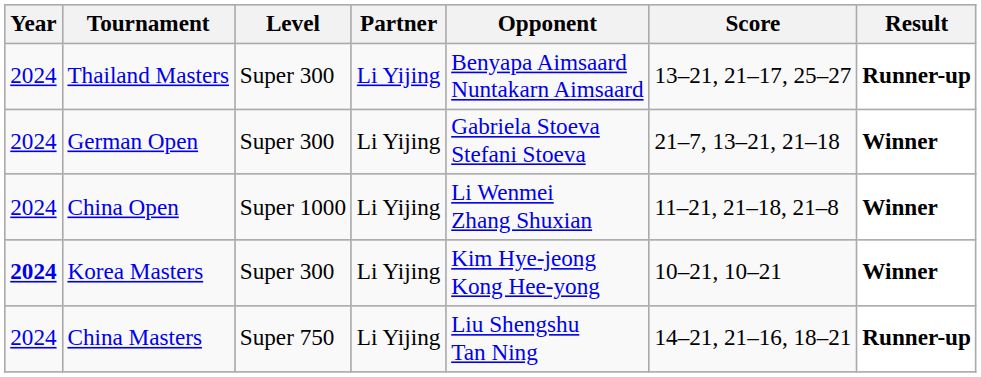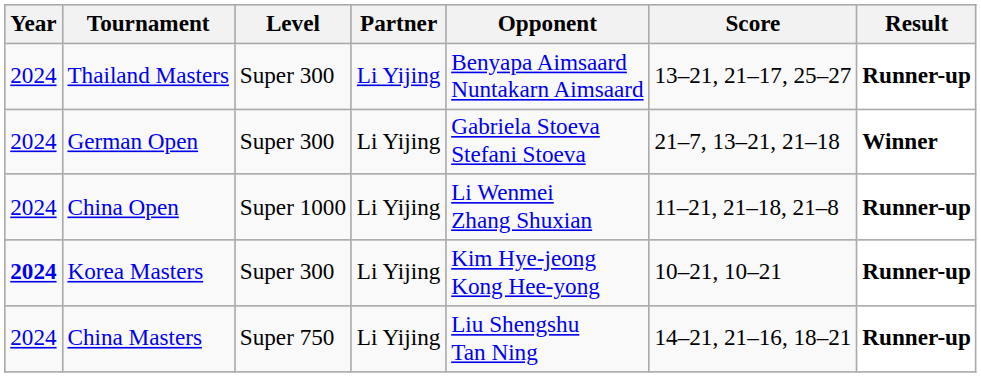(900, 207) Winner -> (917, 207) Runner-up
(900, 272) Winner -> (917, 272) Runner-up
